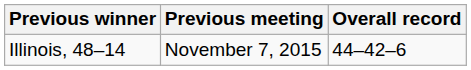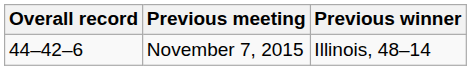columns swapped: (397, 19) <-> (83, 19)
